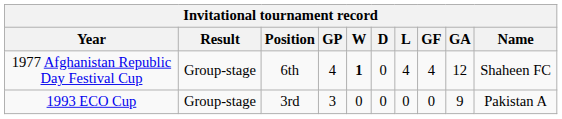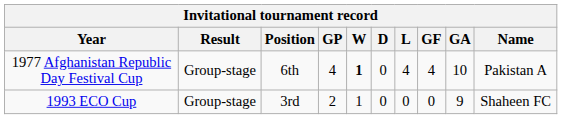(460, 70) 12 -> (460, 70) 10
(516, 70) Shaheen FC -> (516, 70) Pakistan A
(332, 101) 3 -> (332, 101) 2
(359, 101) 0 -> (359, 101) 1
(516, 101) Pakistan A -> (516, 101) Shaheen FC
